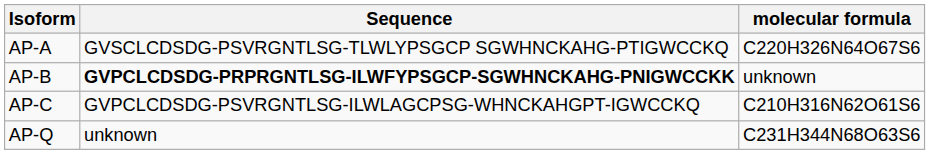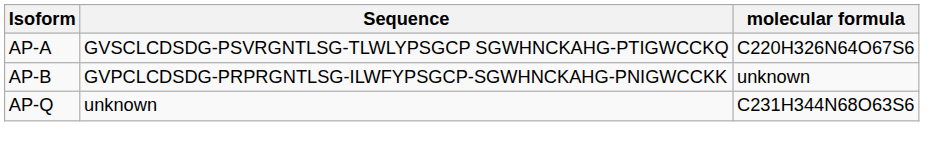(409, 76) bold -> (406, 76) normal
- row: (31, 105)
